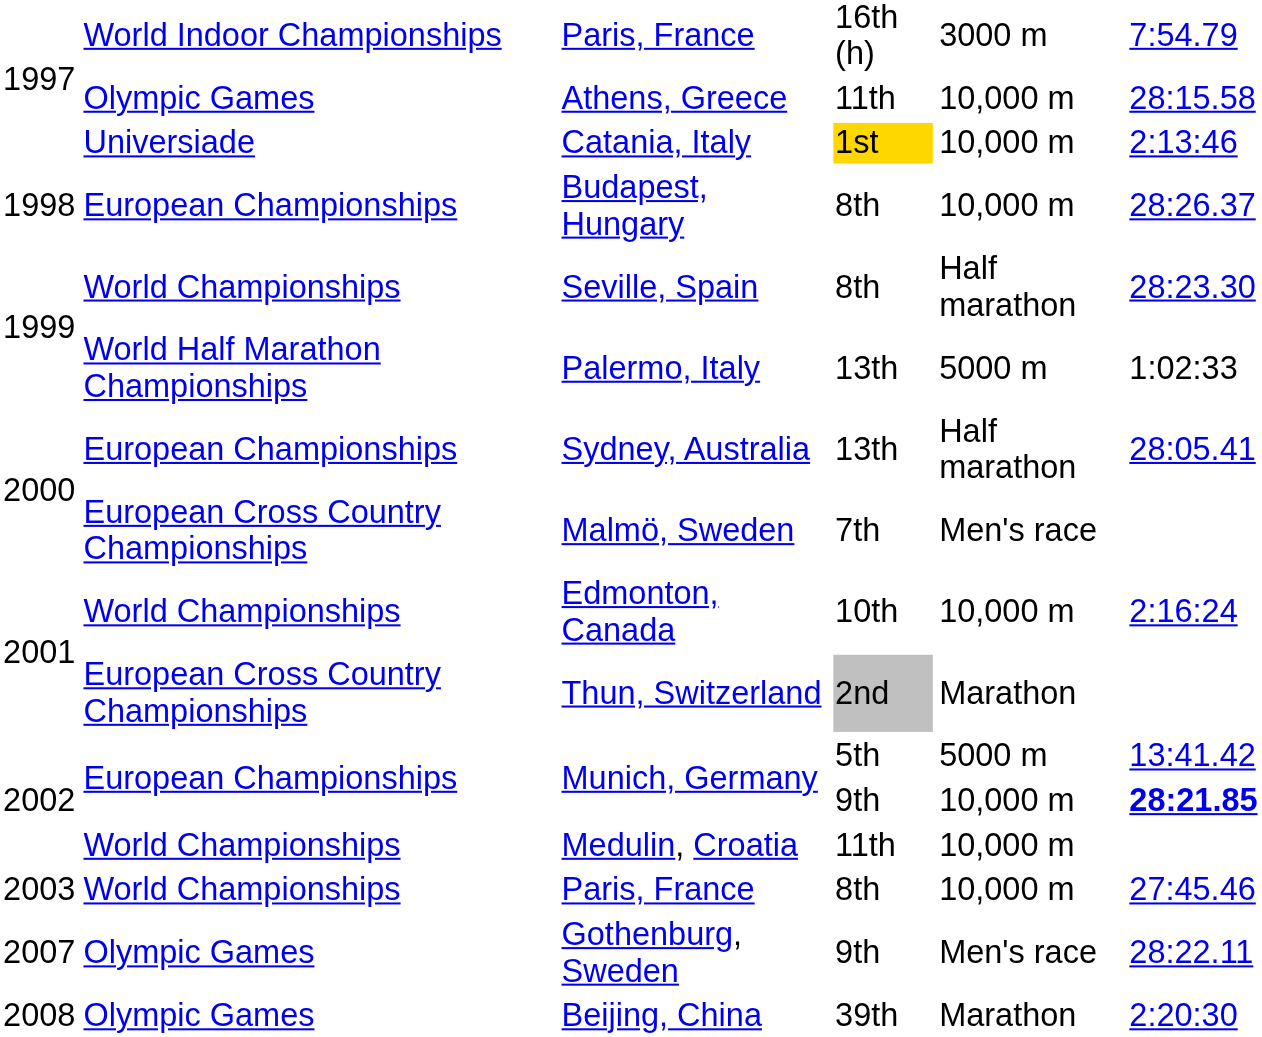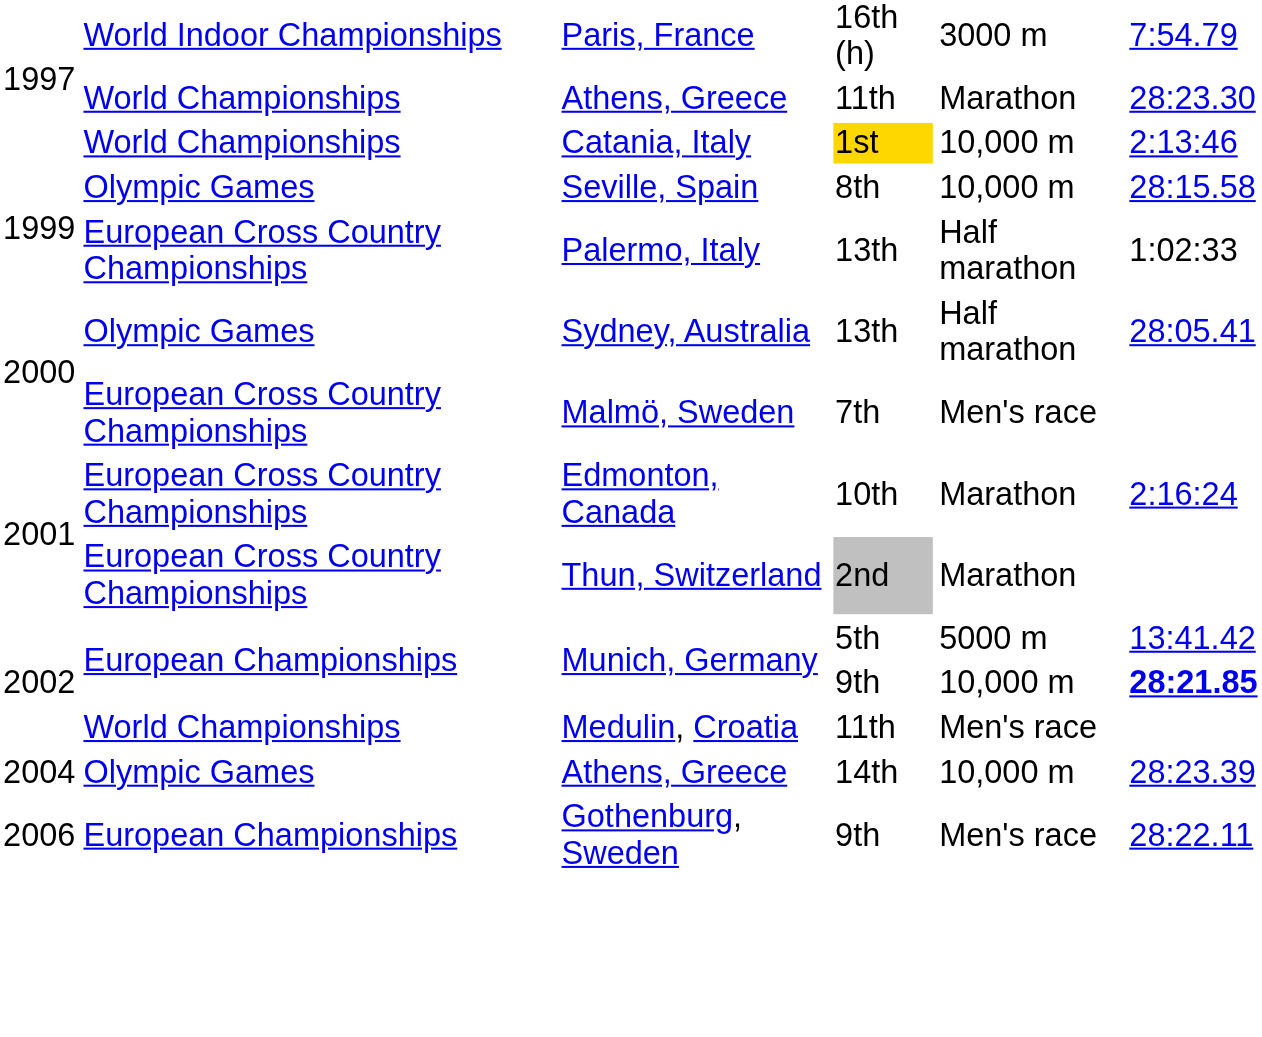(199, 98) Olympic Games -> (242, 98) World Championships
(1007, 98) 10,000 m -> (1008, 98) Marathon
(1193, 98) 28:15.58 -> (1193, 98) 28:23.30
(169, 142) Universiade -> (242, 142) World Championships
- row: (635, 205)
(242, 286) World Championships -> (199, 187) Olympic Games
(1008, 286) Half marathon -> (1007, 187) 10,000 m
(1193, 286) 28:23.30 -> (1193, 187) 28:15.58
(232, 368) World Half Marathon Championships -> (262, 250) European Cross Country Championships
(993, 368) 5000 m -> (1008, 250) Half marathon
(270, 449) European Championships -> (199, 331) Olympic Games
(242, 611) World Championships -> (262, 493) European Cross Country Championships
(1007, 611) 10,000 m -> (1008, 493) Marathon
(1007, 845) 10,000 m -> (1018, 727) Men's race
- row: (658, 889)
+ row: (674, 772)
(39, 952) 2007 -> (39, 834) 2006
(199, 952) Olympic Games -> (270, 834) European Championships
- row: (662, 1015)
